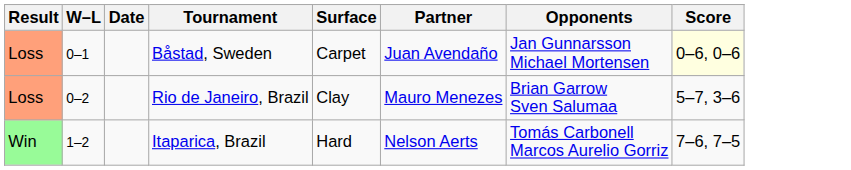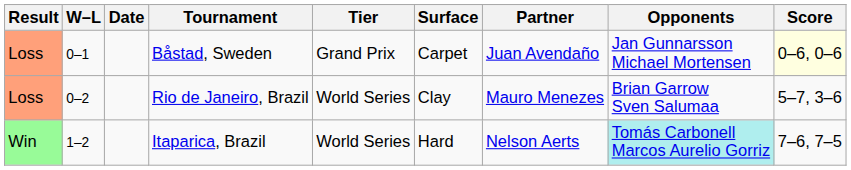+ column: (363, 17)
(589, 142) no background -> (691, 142) paleturquoise background
